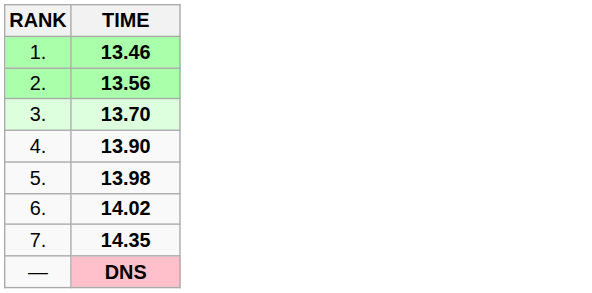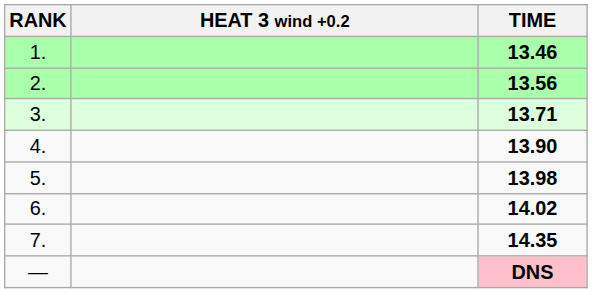+ column: (275, 21)
(126, 115) 13.70 -> (532, 115) 13.71
